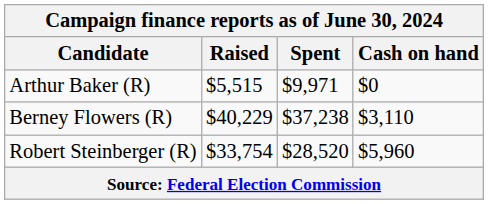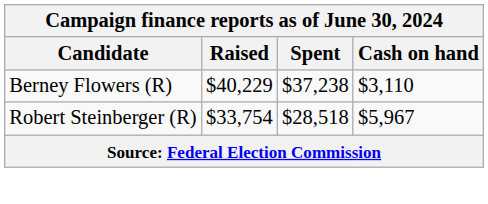- row: (80, 85)
(315, 150) $28,520 -> (315, 118) $28,518
(386, 150) $5,960 -> (386, 118) $5,967
